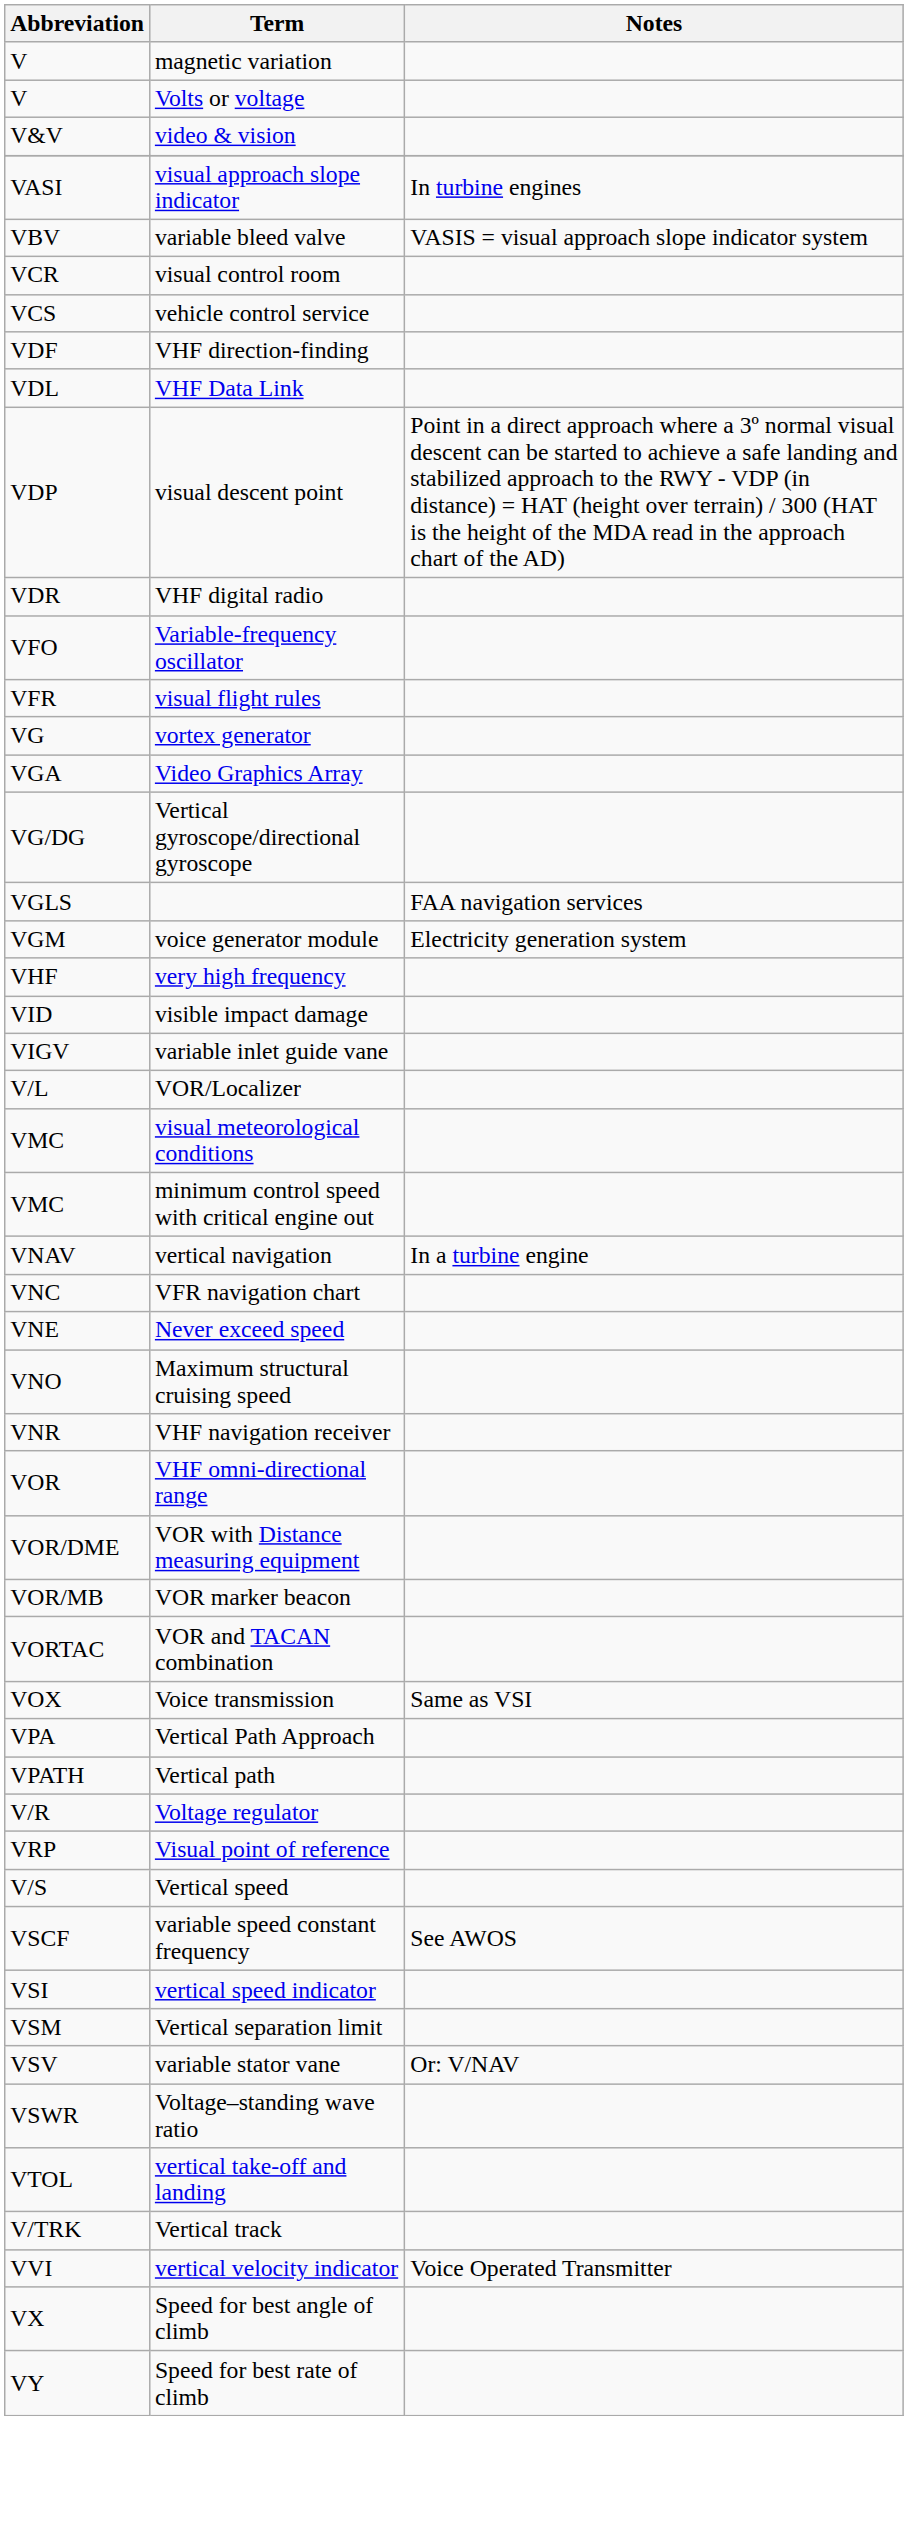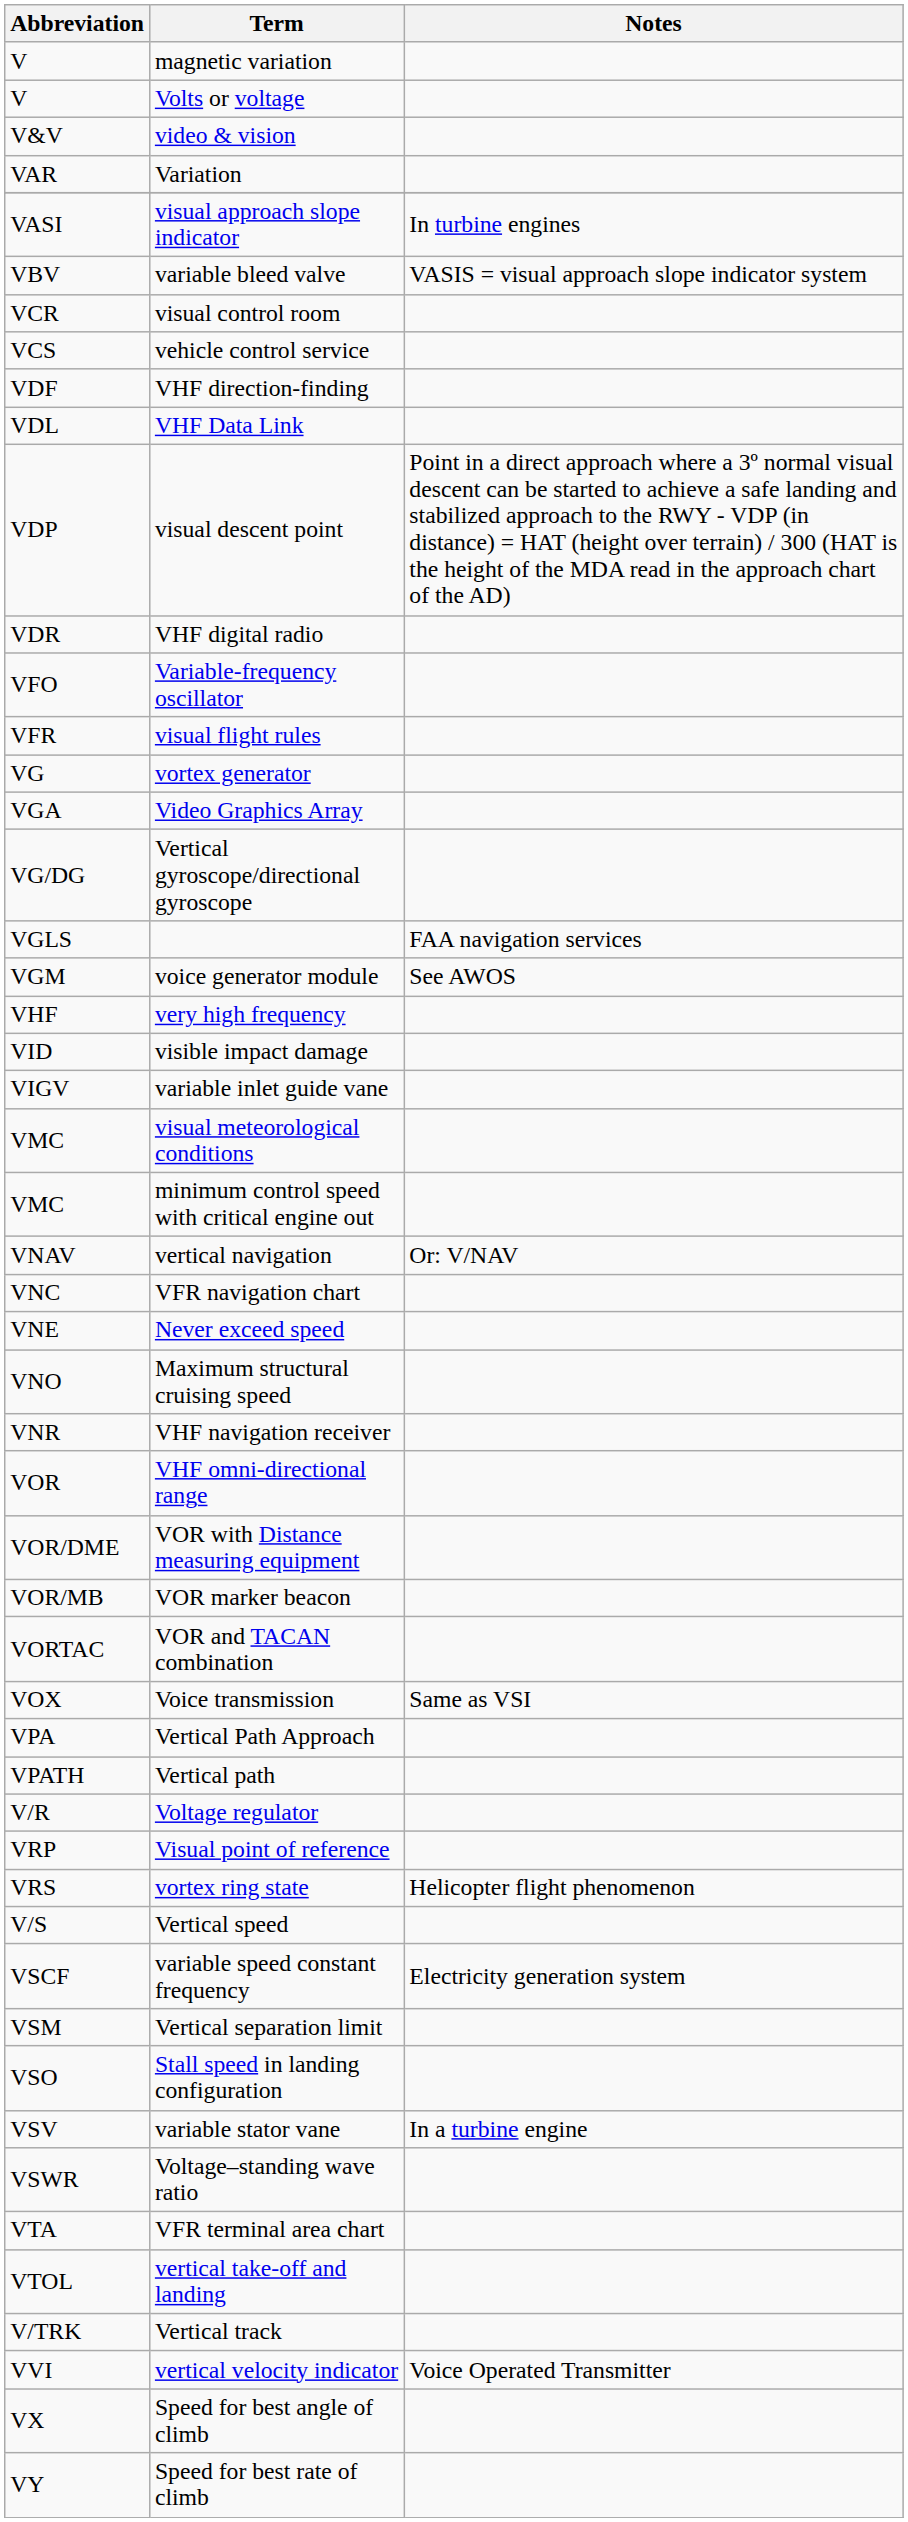+ row: (34, 173)
(548, 939) Electricity generation system -> (463, 976) See AWOS
- row: (29, 1089)
(499, 1255) In a turbine engine -> (464, 1255) Or: V/NAV
+ row: (33, 1887)
(464, 1938) See AWOS -> (547, 1975) Electricity generation system
- row: (29, 1989)
+ row: (34, 2077)
(465, 2064) Or: V/NAV -> (498, 2128) In a turbine engine
+ row: (34, 2230)
